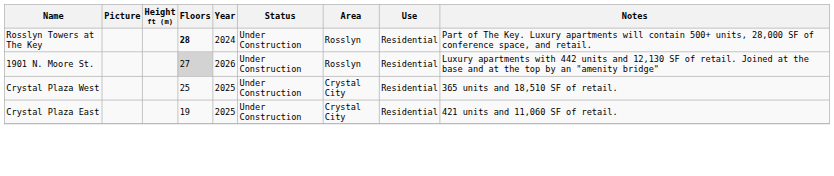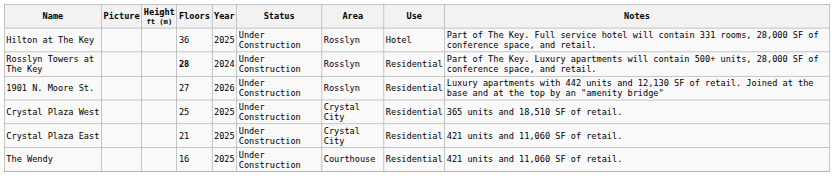+ row: (50, 40)
(185, 64) lightgrey background -> (184, 88) no background
(185, 112) 19 -> (184, 136) 21
+ row: (30, 160)
